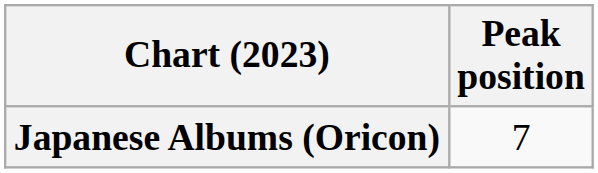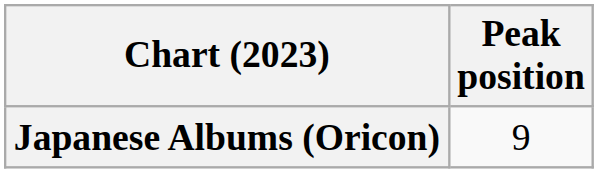(521, 136) 7 -> (521, 136) 9
